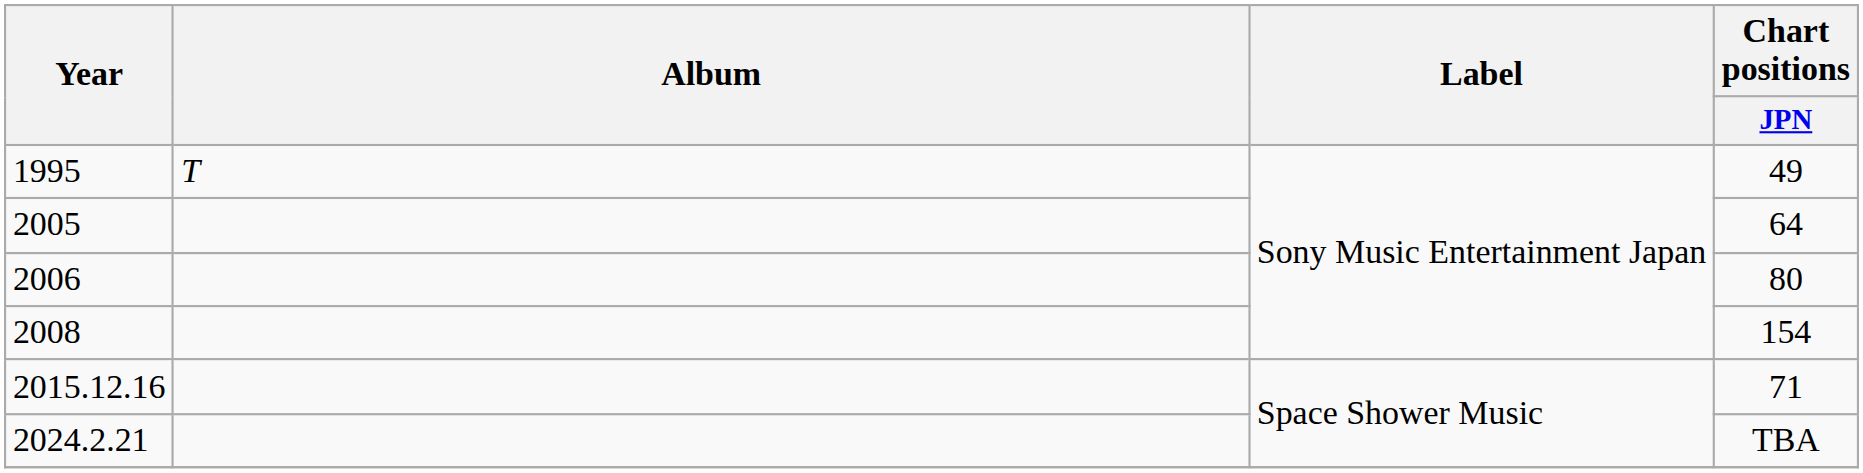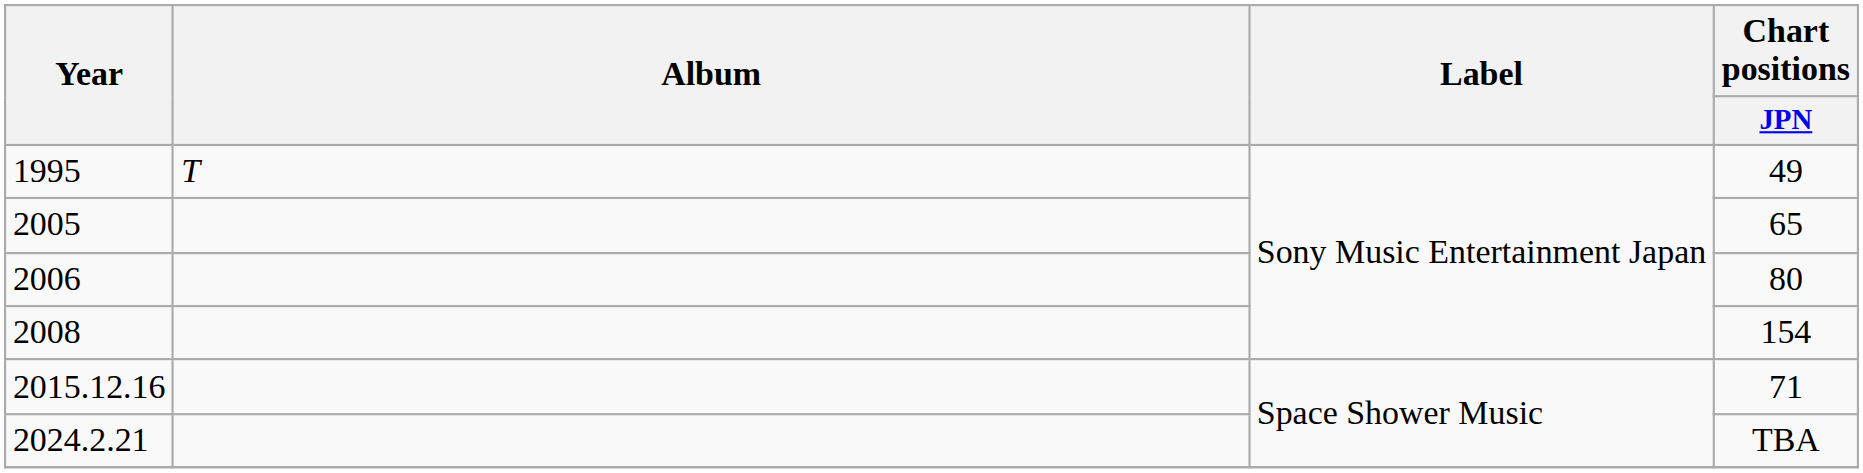(1786, 224) 64 -> (1786, 224) 65
